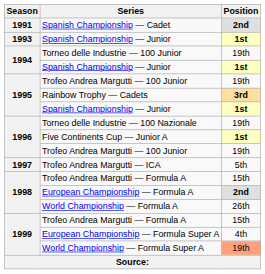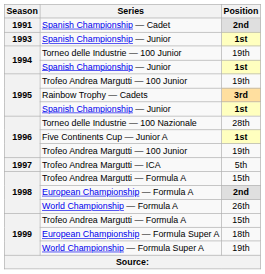(241, 122) 19th -> (241, 122) 28th
(241, 234) 4th -> (241, 234) 18th
(241, 248) lightsalmon background -> (241, 248) no background
